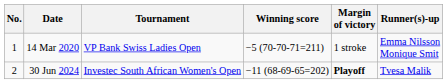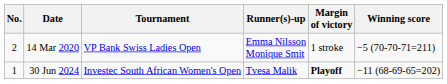columns swapped: (287, 19) <-> (410, 19)
(14, 47) 1 -> (14, 47) 2
(14, 70) 2 -> (14, 70) 1
